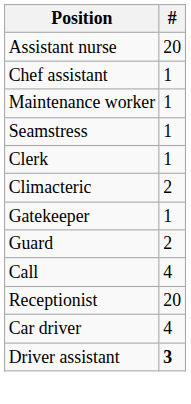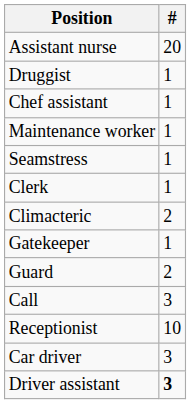+ row: (40, 74)
(168, 272) 4 -> (168, 300) 3
(172, 300) 20 -> (172, 328) 10
(168, 328) 4 -> (168, 356) 3
